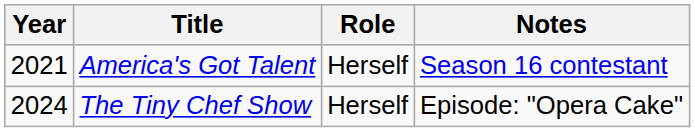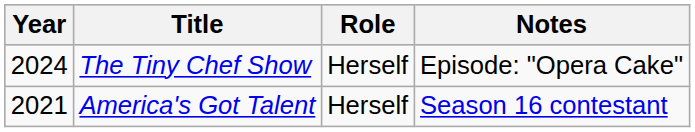rows swapped: (197, 65) <-> (195, 106)
